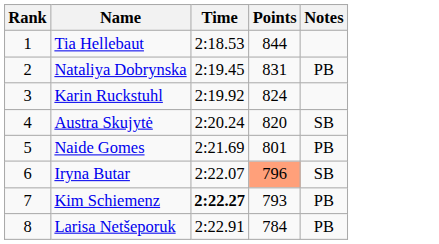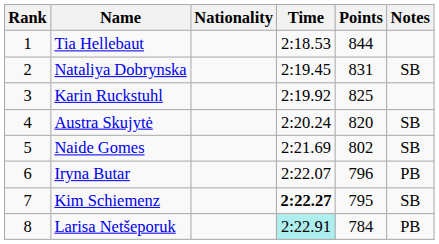+ column: (234, 17)
(324, 69) PB -> (410, 69) SB
(275, 95) 824 -> (361, 95) 825
(275, 148) 801 -> (361, 148) 802
(324, 148) PB -> (410, 148) SB
(275, 174) lightsalmon background -> (361, 174) no background
(324, 174) SB -> (410, 174) PB
(275, 200) 793 -> (361, 200) 795
(324, 200) PB -> (410, 200) SB
(220, 226) no background -> (306, 226) paleturquoise background
